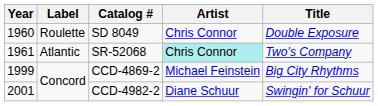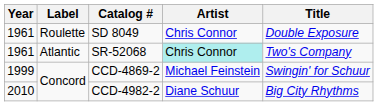(21, 33) 1960 -> (21, 33) 1961
(312, 71) Big City Rhythms -> (318, 71) Swingin' for Schuur
(21, 91) 2001 -> (21, 91) 2010
(318, 91) Swingin' for Schuur -> (312, 91) Big City Rhythms
